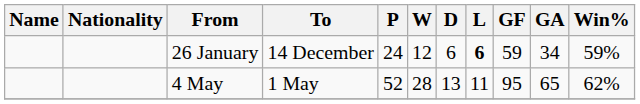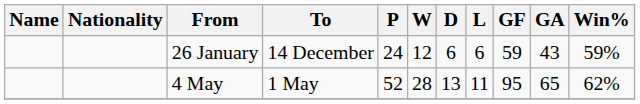(479, 51) bold -> (479, 51) normal
(550, 51) 34 -> (550, 51) 43
